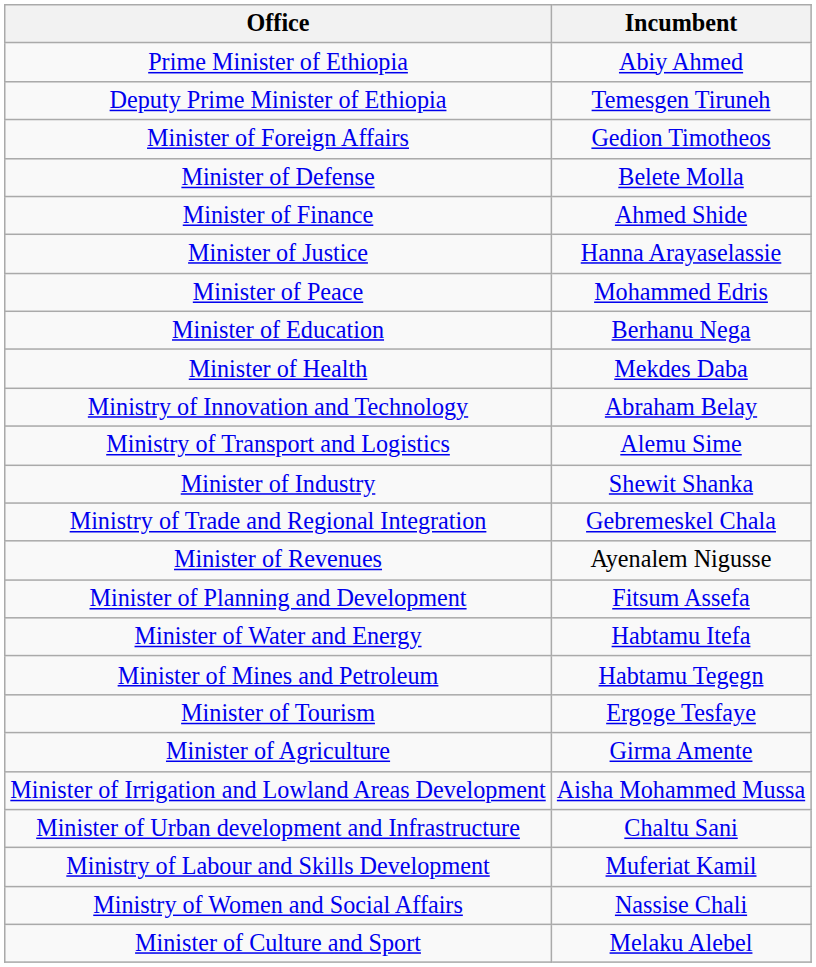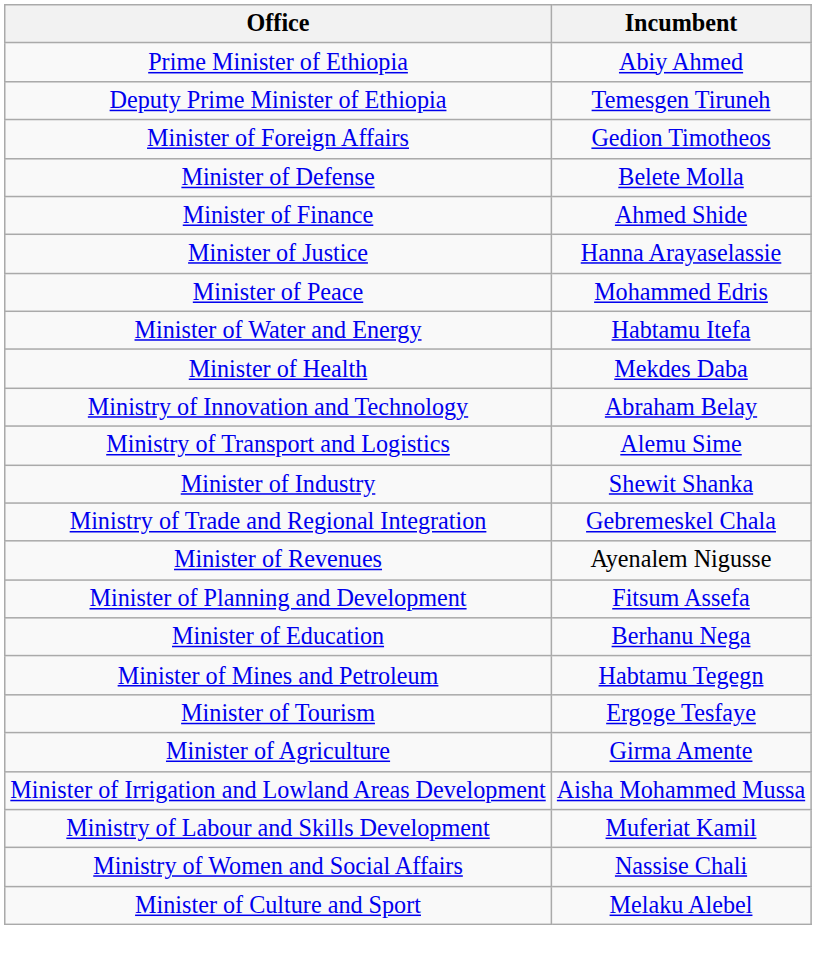rows swapped: (278, 330) <-> (278, 636)
- row: (278, 828)
